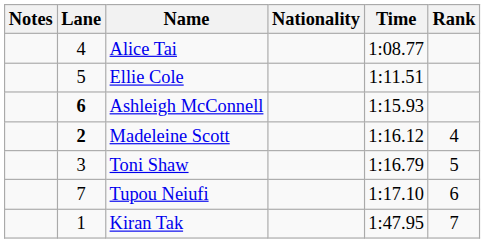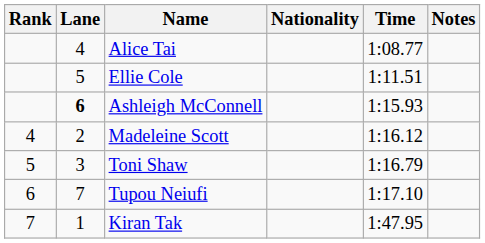columns swapped: (454, 19) <-> (31, 19)
(81, 135) bold -> (80, 135) normal
